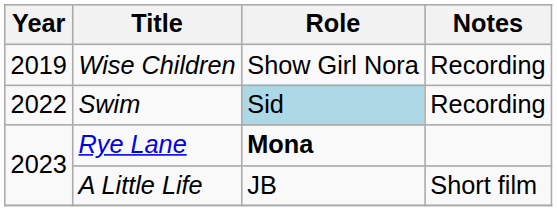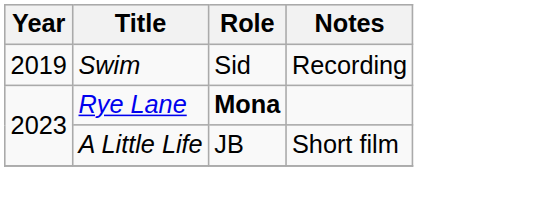- row: (157, 64)
(39, 104) 2022 -> (39, 64) 2019
(266, 104) lightblue background -> (233, 64) no background
